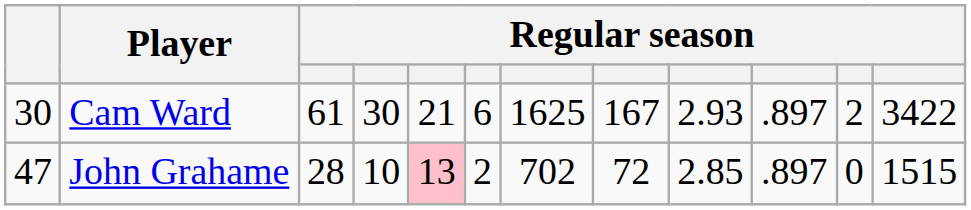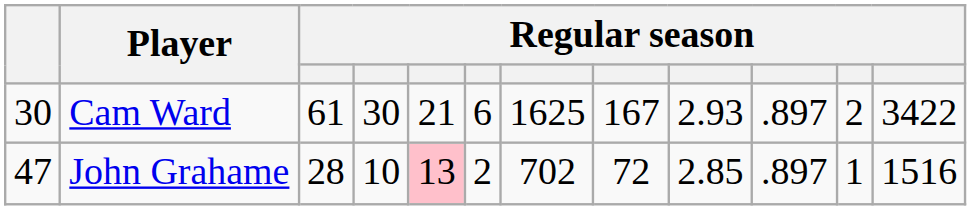(854, 172) 0 -> (854, 172) 1
(919, 172) 1515 -> (919, 172) 1516
